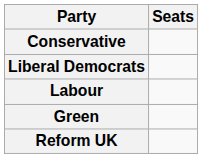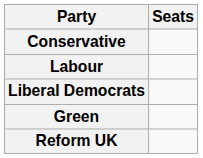rows swapped: (77, 91) <-> (77, 66)
